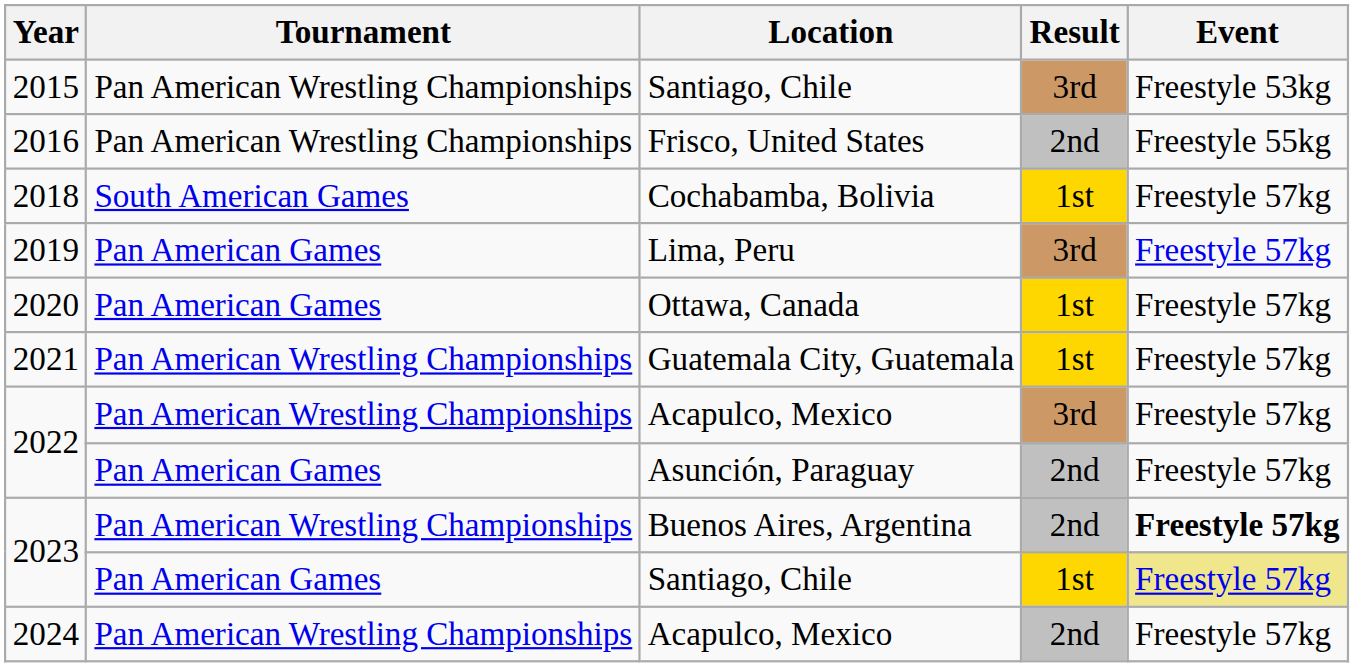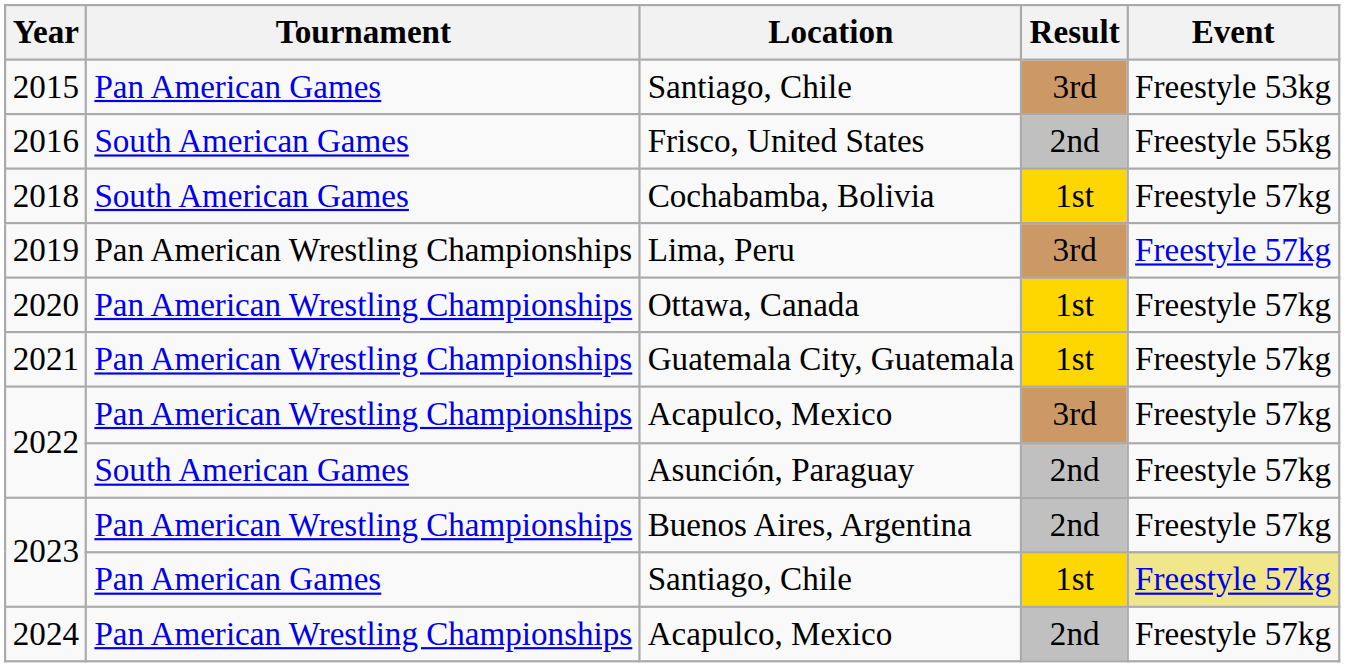(363, 86) Pan American Wrestling Championships -> (238, 86) Pan American Games
(363, 141) Pan American Wrestling Championships -> (252, 141) South American Games
(238, 250) Pan American Games -> (363, 250) Pan American Wrestling Championships
(238, 305) Pan American Games -> (363, 305) Pan American Wrestling Championships
(238, 469) Pan American Games -> (252, 469) South American Games
(1237, 523) bold -> (1233, 523) normal
